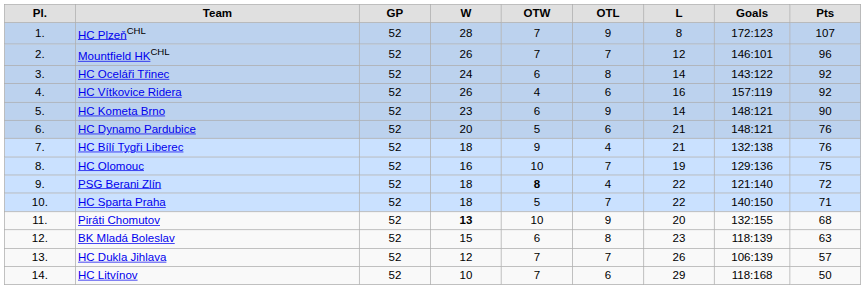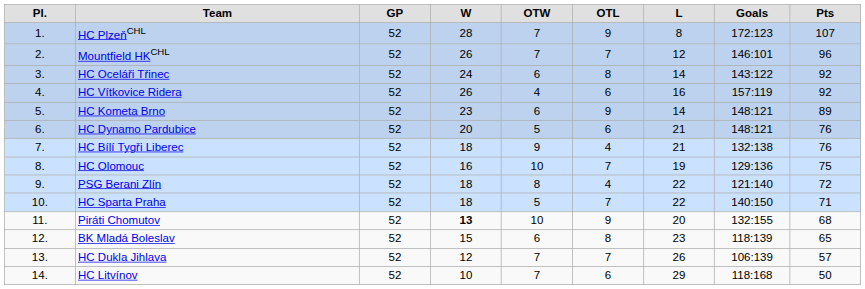(825, 111) 90 -> (825, 111) 89
(537, 184) bold -> (537, 184) normal
(825, 239) 63 -> (825, 239) 65
